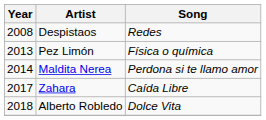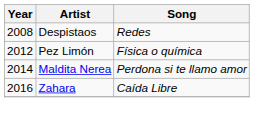(20, 51) 2013 -> (20, 51) 2012
(20, 88) 2017 -> (20, 88) 2016
- row: (81, 106)
